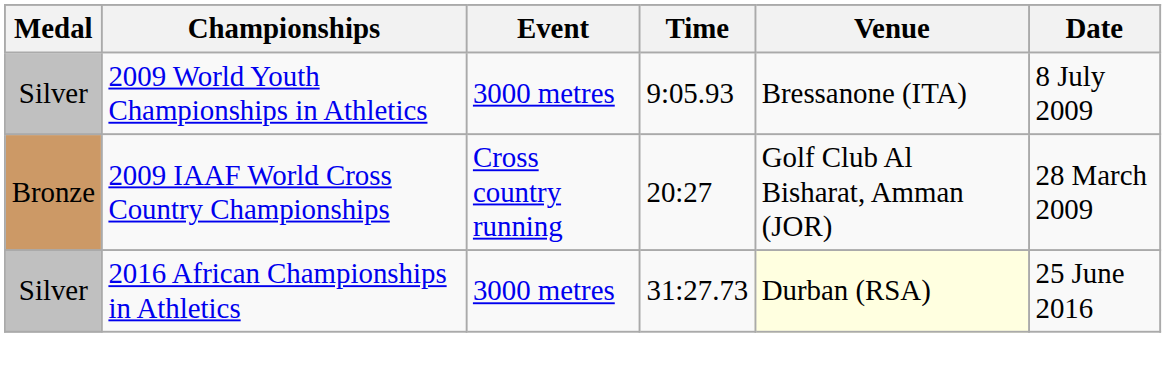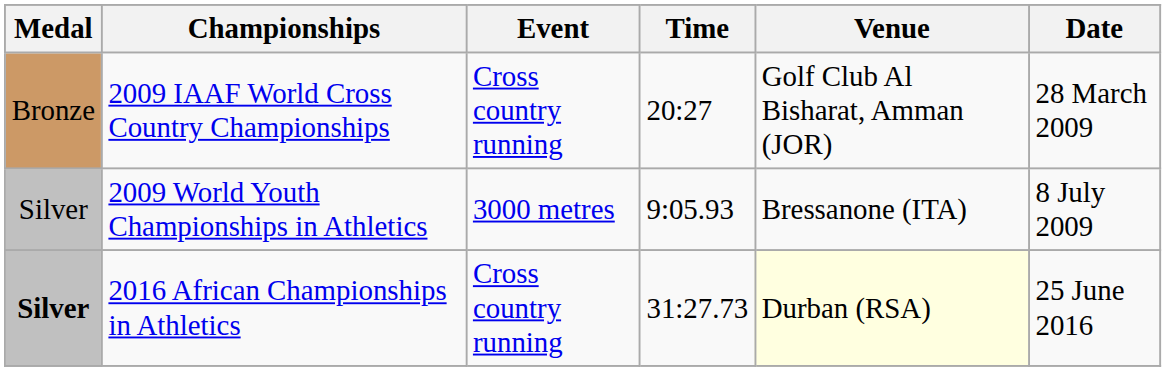rows swapped: (250, 192) <-> (268, 93)
(53, 291) normal -> (53, 308) bold
(544, 291) 3000 metres -> (518, 308) Cross country running
